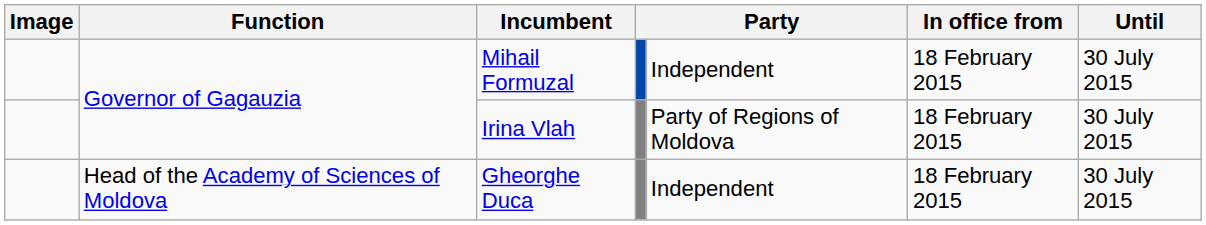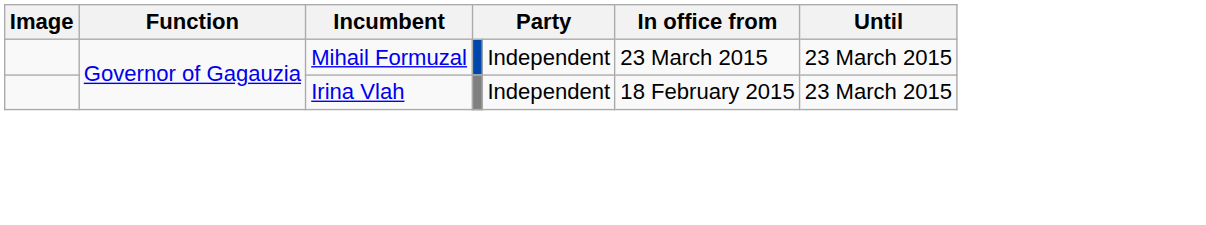(972, 69) 18 February 2015 -> (694, 57) 23 March 2015
(1118, 69) 30 July 2015 -> (878, 57) 23 March 2015
(745, 129) Party of Regions of Moldova -> (549, 92) Independent
(1118, 129) 30 July 2015 -> (878, 92) 23 March 2015
- row: (531, 189)
